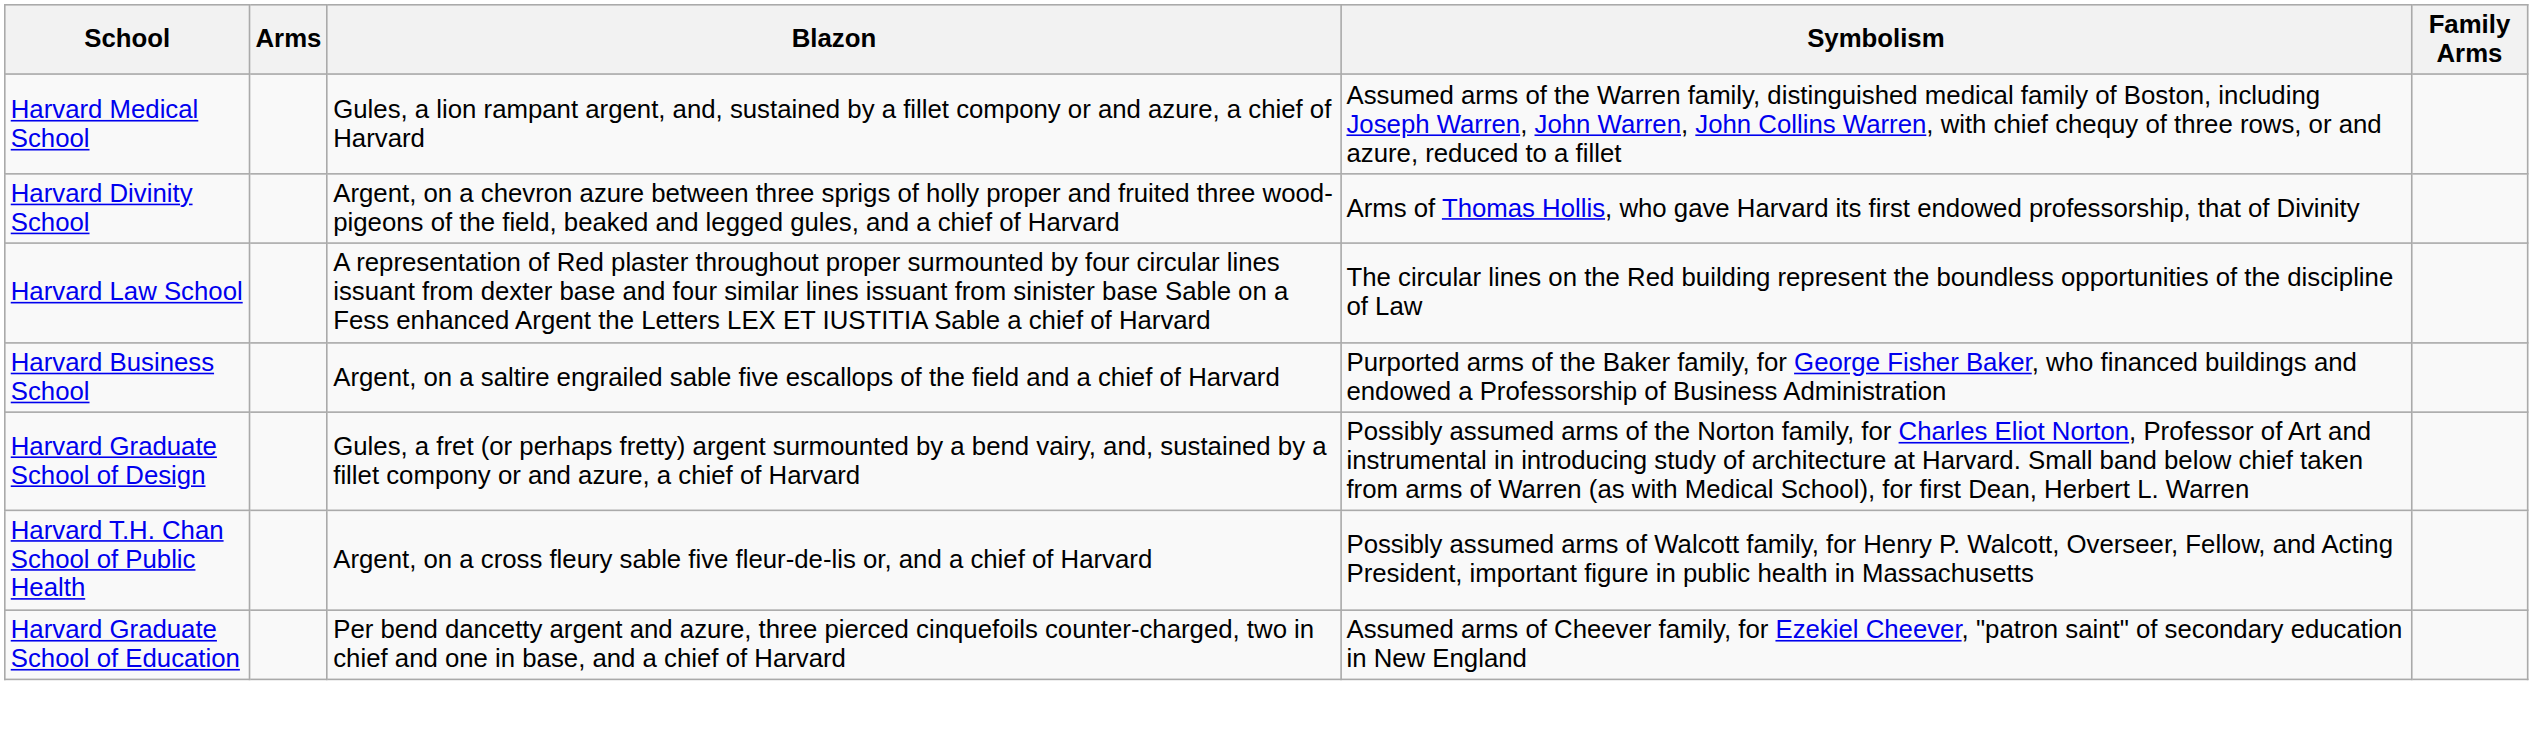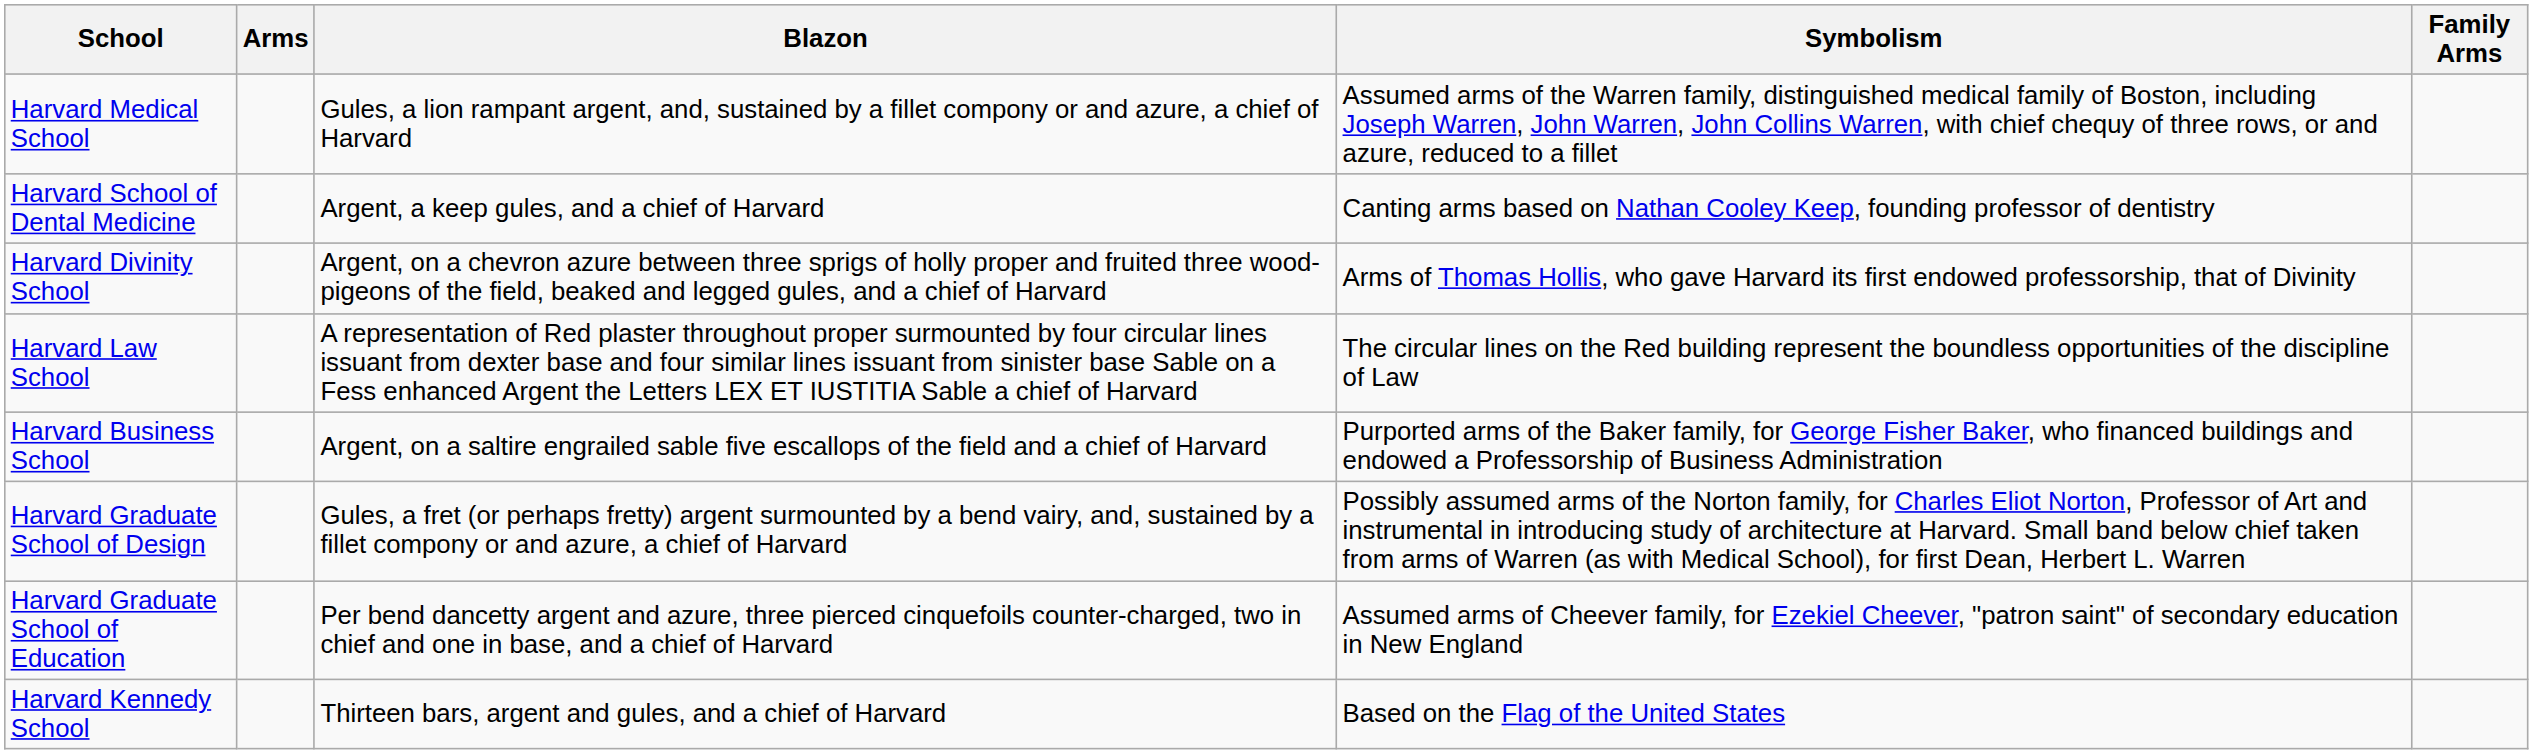+ row: (114, 208)
- row: (117, 559)
+ row: (111, 714)
